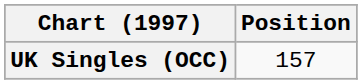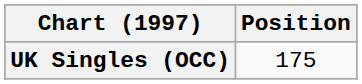(296, 61) 157 -> (296, 61) 175
